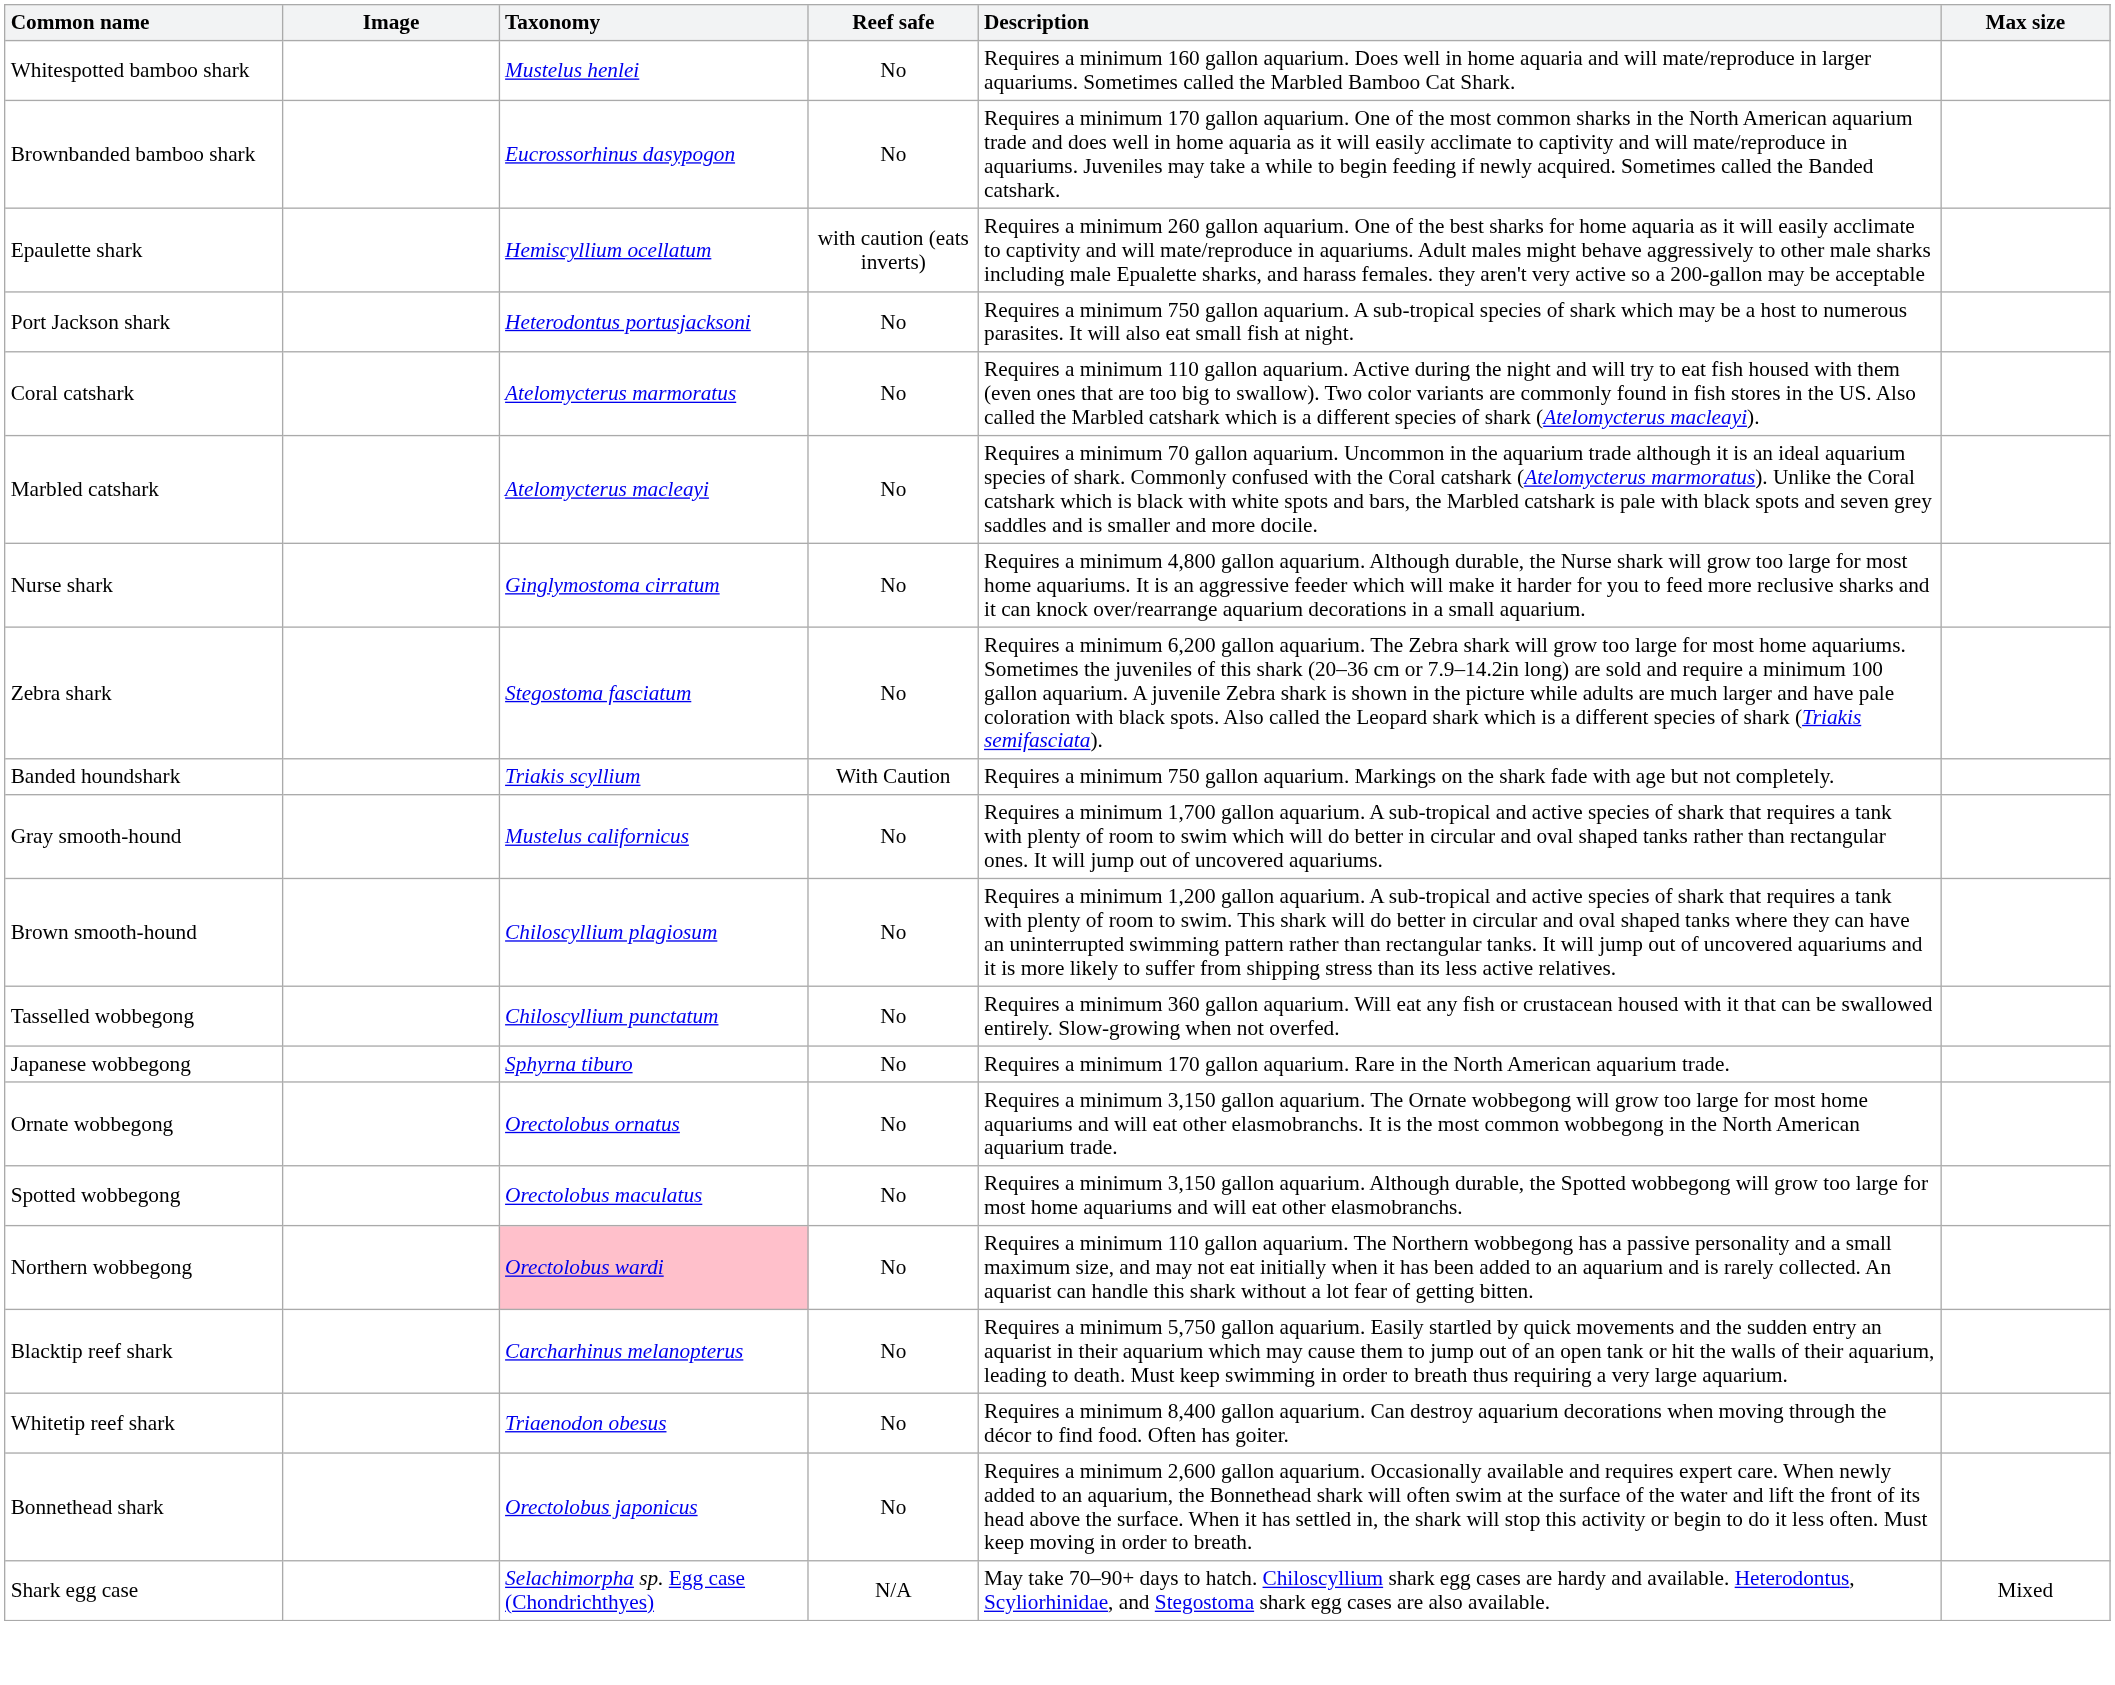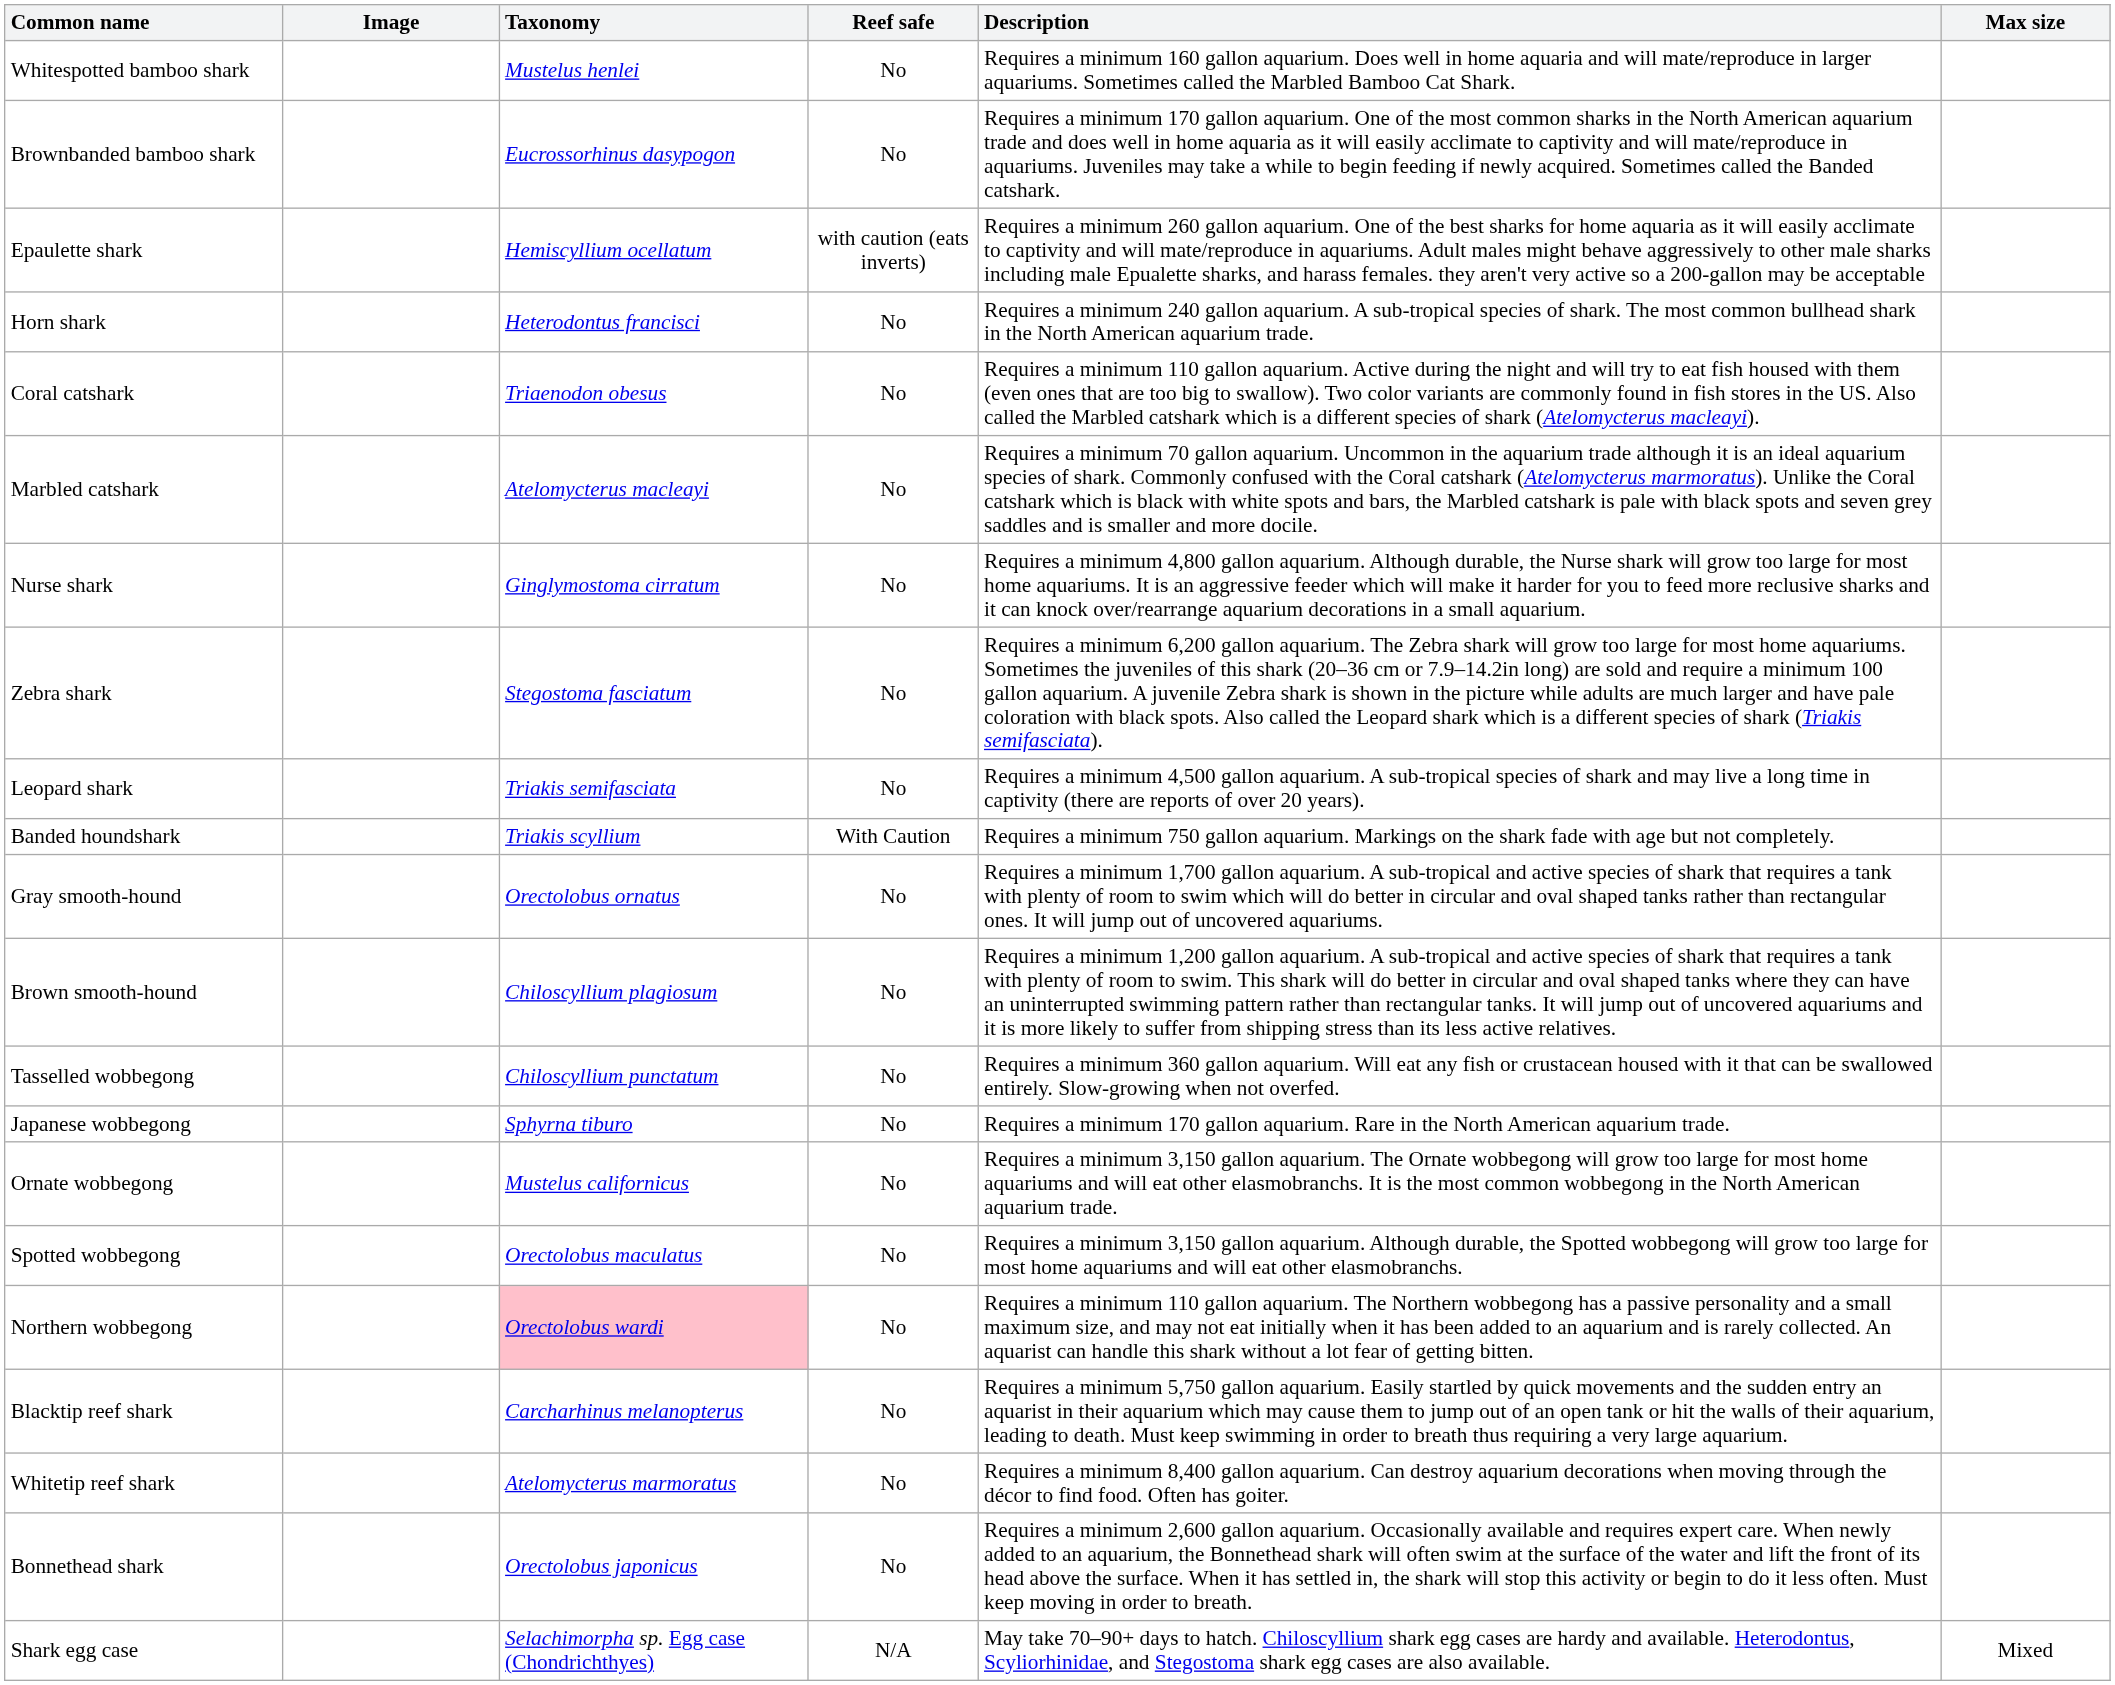+ row: (58, 321)
- row: (90, 321)
(621, 393) Atelomycterus marmoratus -> (586, 393) Triaenodon obesus
+ row: (72, 788)
(597, 836) Mustelus californicus -> (592, 896) Orectolobus ornatus
(592, 1123) Orectolobus ornatus -> (597, 1183) Mustelus californicus
(586, 1422) Triaenodon obesus -> (621, 1482) Atelomycterus marmoratus
